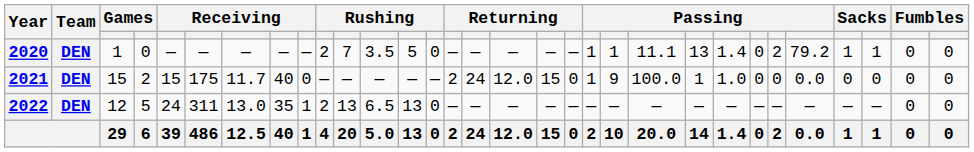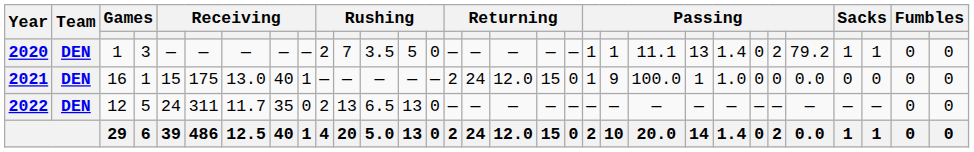(146, 53) 0 -> (146, 53) 3
(117, 80) 15 -> (117, 80) 16
(146, 80) 2 -> (146, 80) 1
(246, 80) 11.7 -> (246, 80) 13.0
(306, 80) 0 -> (306, 80) 1
(246, 107) 13.0 -> (246, 107) 11.7
(306, 107) 1 -> (306, 107) 0
